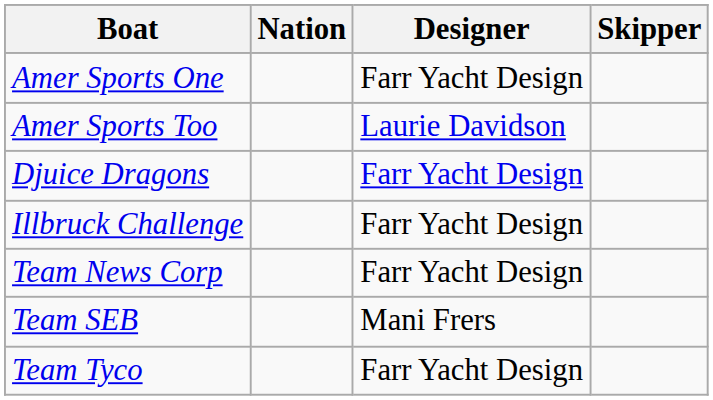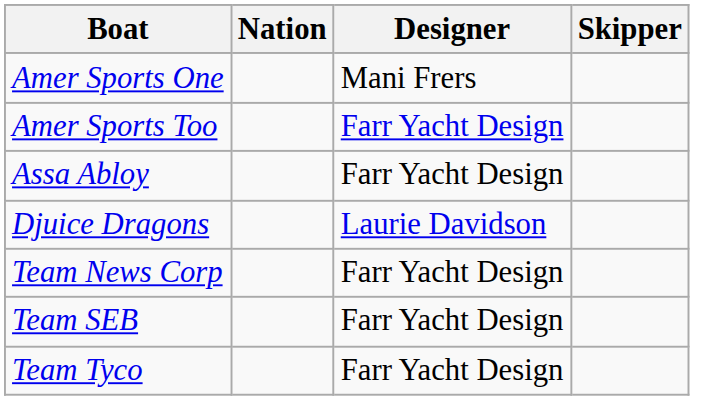(472, 77) Farr Yacht Design -> (409, 77) Mani Frers
(463, 126) Laurie Davidson -> (452, 126) Farr Yacht Design
+ row: (80, 175)
(472, 175) Farr Yacht Design -> (444, 223) Laurie Davidson
- row: (128, 223)
(428, 321) Mani Frers -> (452, 321) Farr Yacht Design
